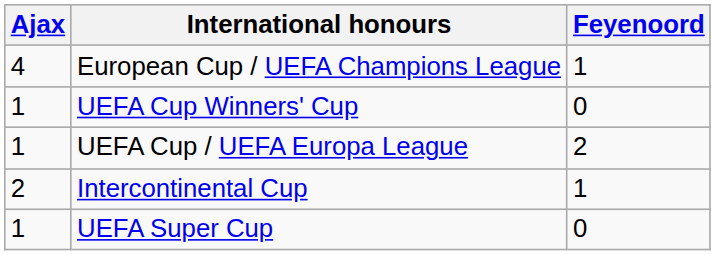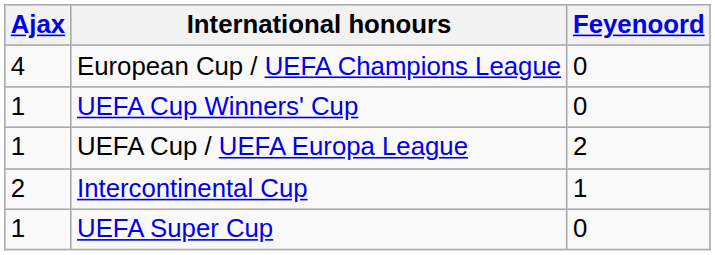(580, 65) 1 -> (580, 65) 0
